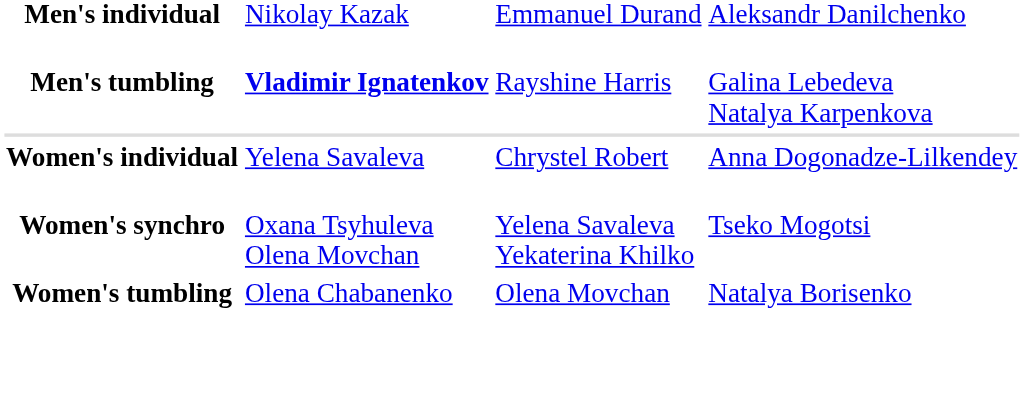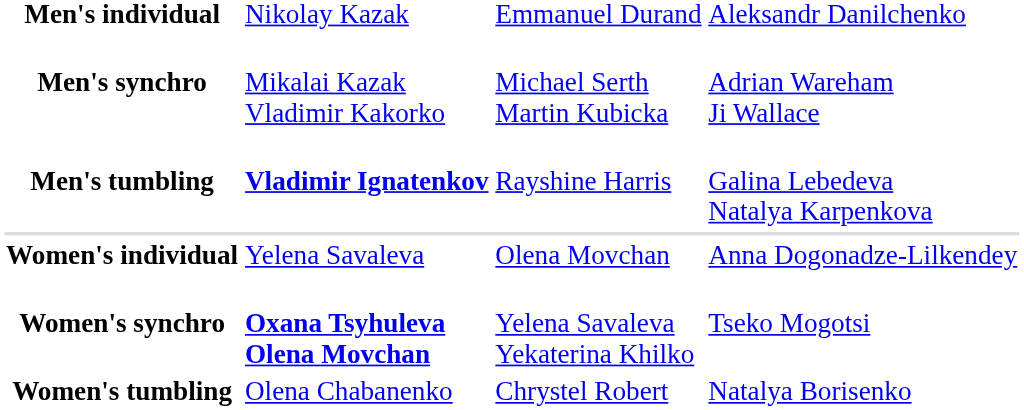+ row: (122, 82)
(582, 156) Chrystel Robert -> (583, 255) Olena Movchan
(339, 240) normal -> (345, 338) bold
(583, 292) Olena Movchan -> (582, 391) Chrystel Robert
